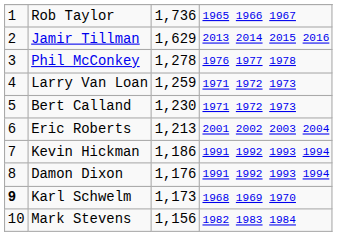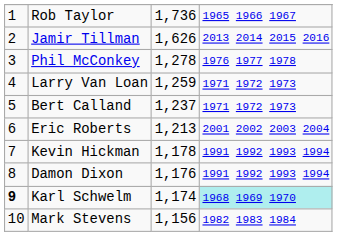(176, 39) 1,629 -> (176, 39) 1,626
(176, 107) 1,230 -> (176, 107) 1,237
(176, 152) 1,186 -> (176, 152) 1,178
(176, 197) 1,173 -> (176, 197) 1,174
(249, 197) no background -> (249, 197) paleturquoise background
